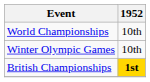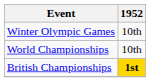rows swapped: (61, 49) <-> (58, 31)
